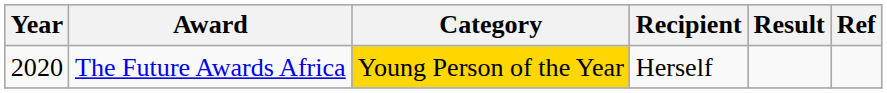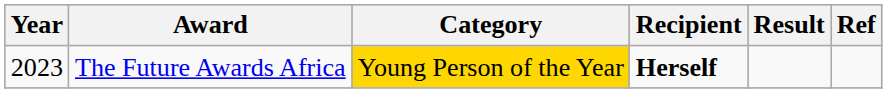(37, 66) 2020 -> (37, 66) 2023
(674, 66) normal -> (676, 66) bold
